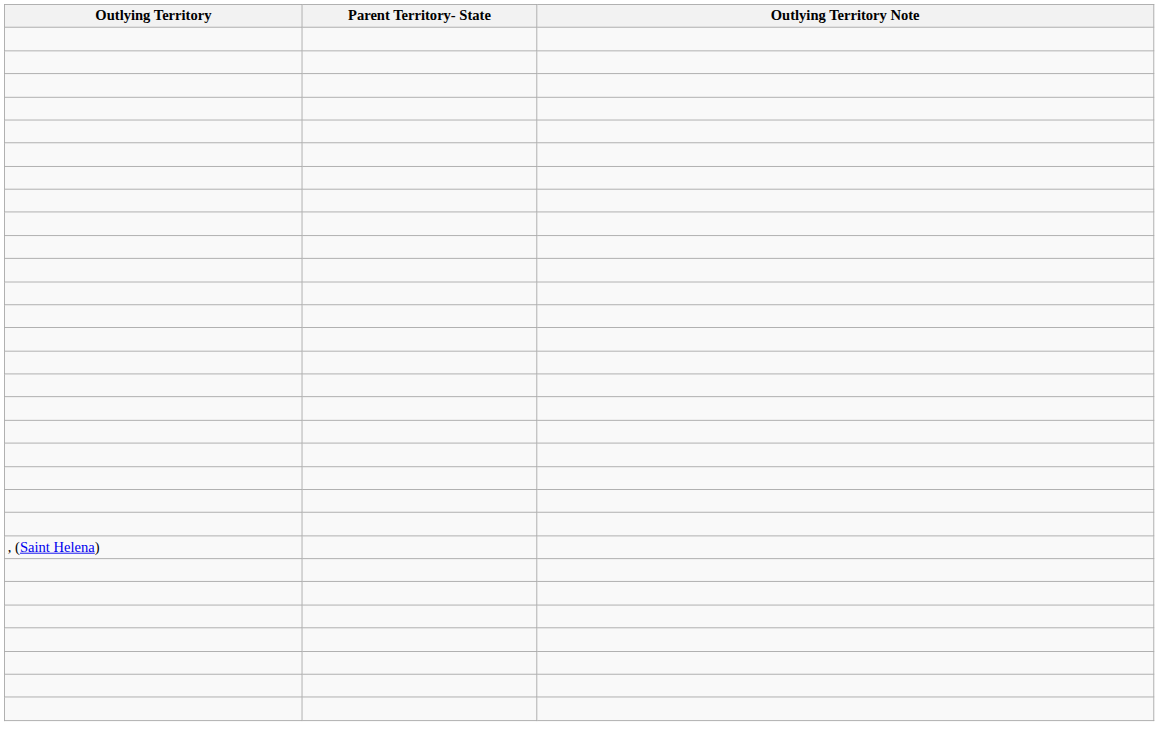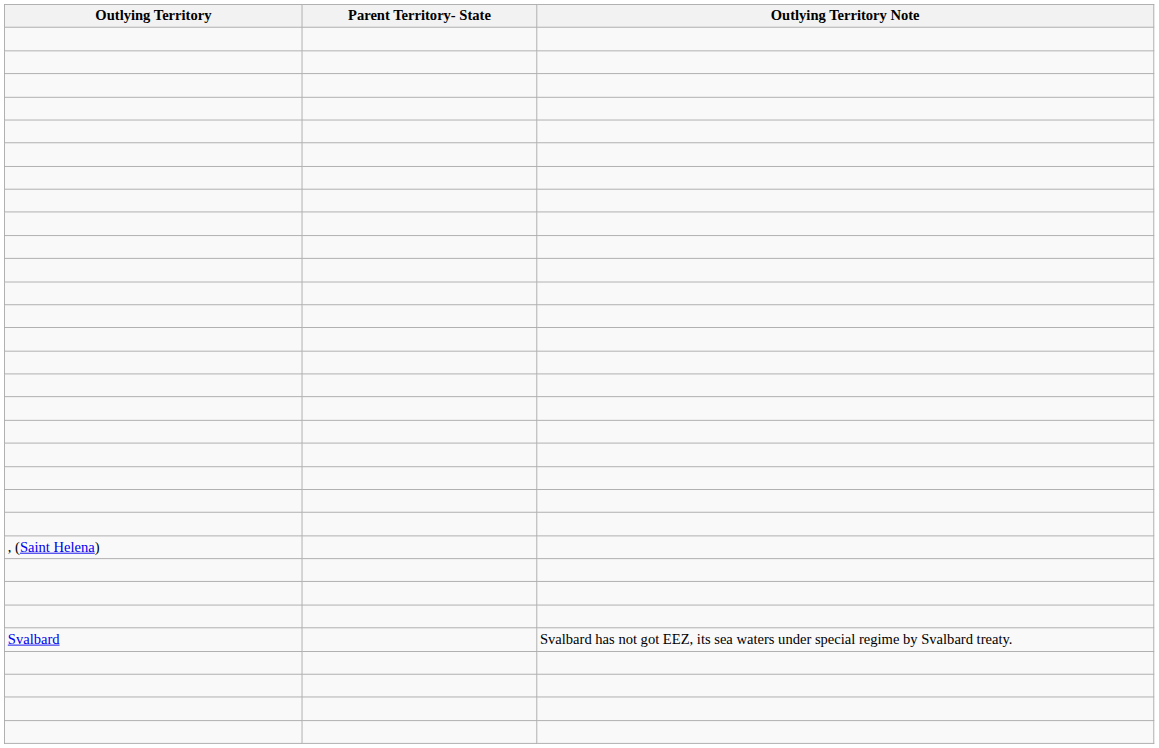+ row: (34, 639)
